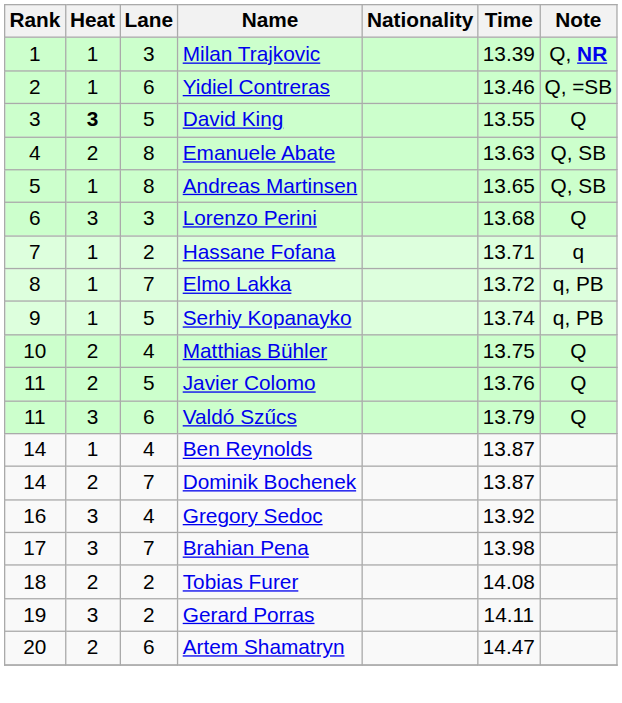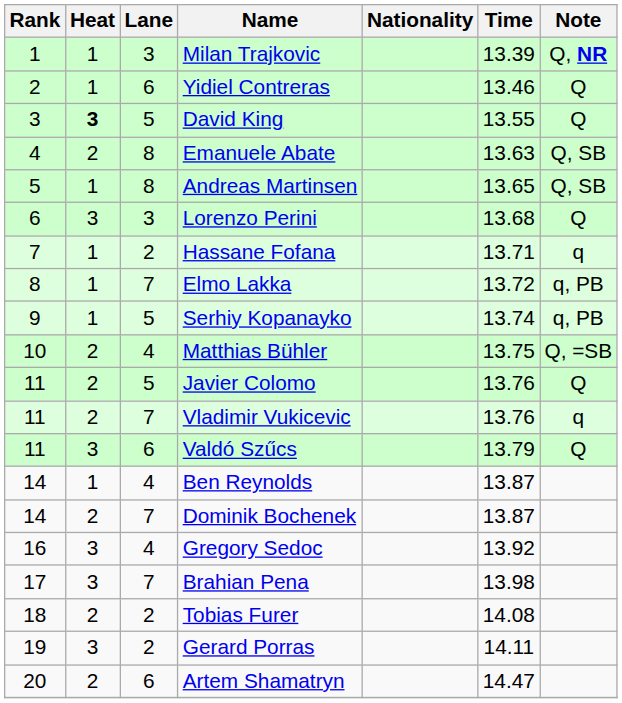(578, 86) Q, =SB -> (578, 86) Q
(578, 350) Q -> (578, 350) Q, =SB
+ row: (267, 416)
